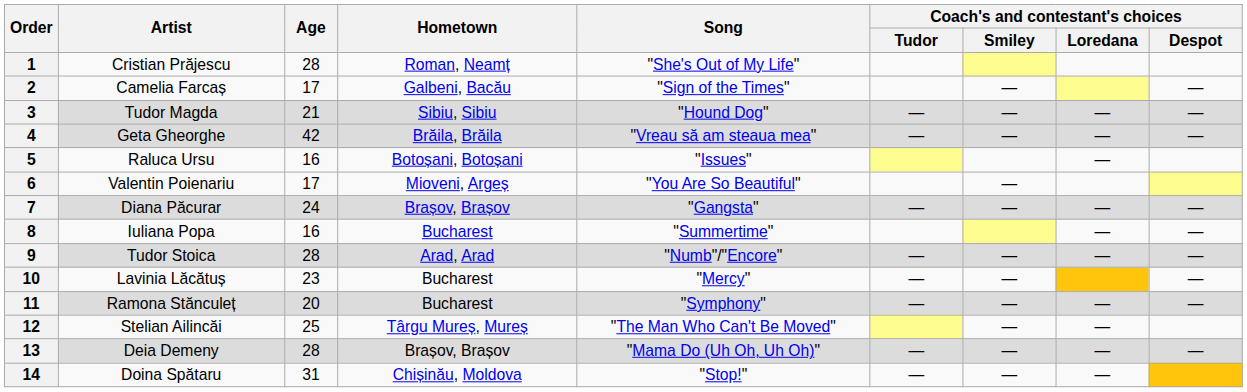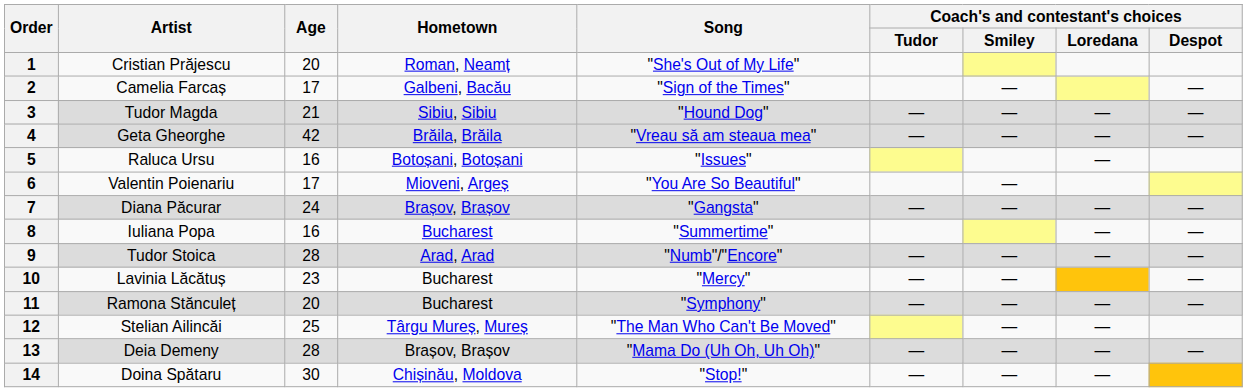(311, 64) 28 -> (311, 64) 20
(311, 375) 31 -> (311, 375) 30
